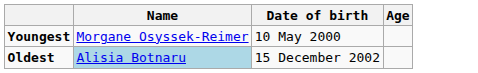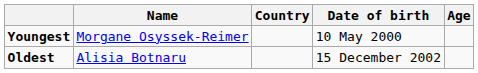+ column: (282, 15)
(131, 57) lightblue background -> (131, 57) no background
